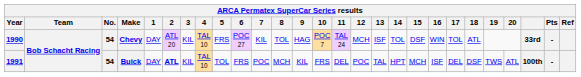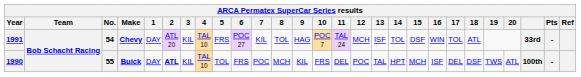(15, 40) 1990 -> (15, 40) 1991
(15, 61) 1991 -> (15, 61) 1990
(110, 61) 54 -> (110, 61) 55
